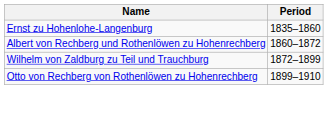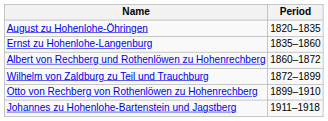+ row: (77, 28)
+ row: (122, 108)
